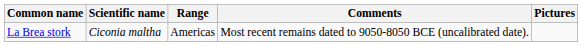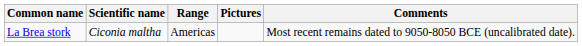columns swapped: (375, 13) <-> (555, 13)
